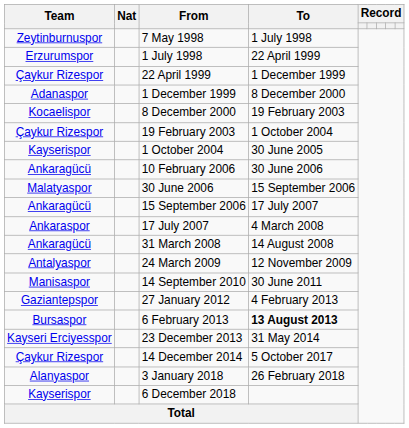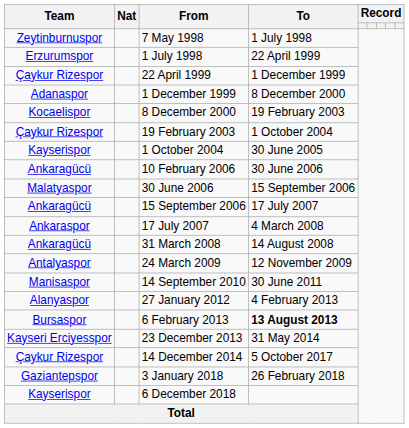(59, 301) Gaziantepspor -> (59, 301) Alanyaspor
(59, 376) Alanyaspor -> (59, 376) Gaziantepspor
